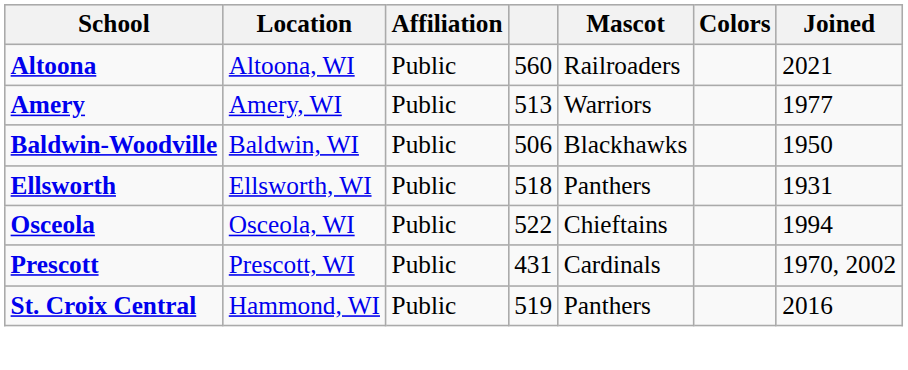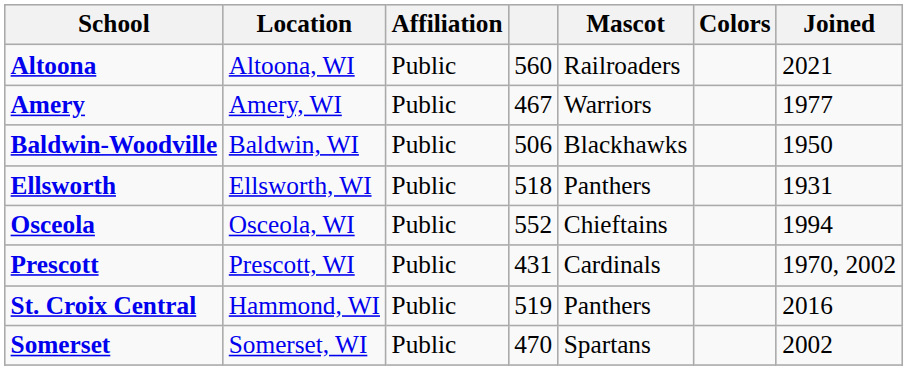(533, 104) 513 -> (533, 104) 467
(533, 225) 522 -> (533, 225) 552
+ row: (60, 345)
